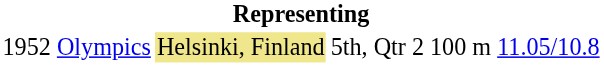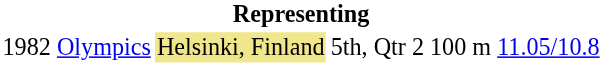(27, 47) 1952 -> (27, 47) 1982
